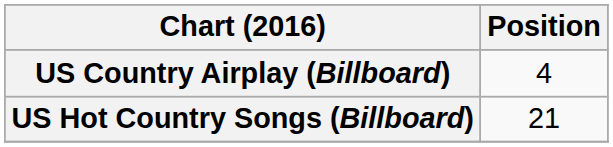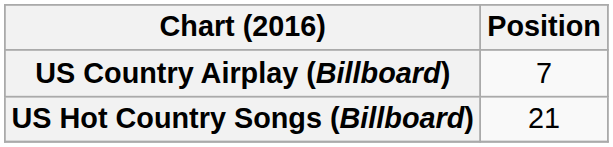(544, 73) 4 -> (544, 73) 7
